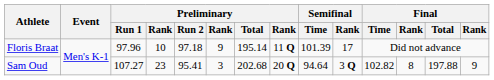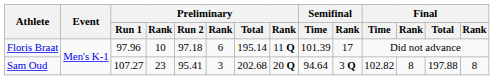(220, 48) 9 -> (220, 48) 6
(474, 66) 9 -> (474, 66) 8
